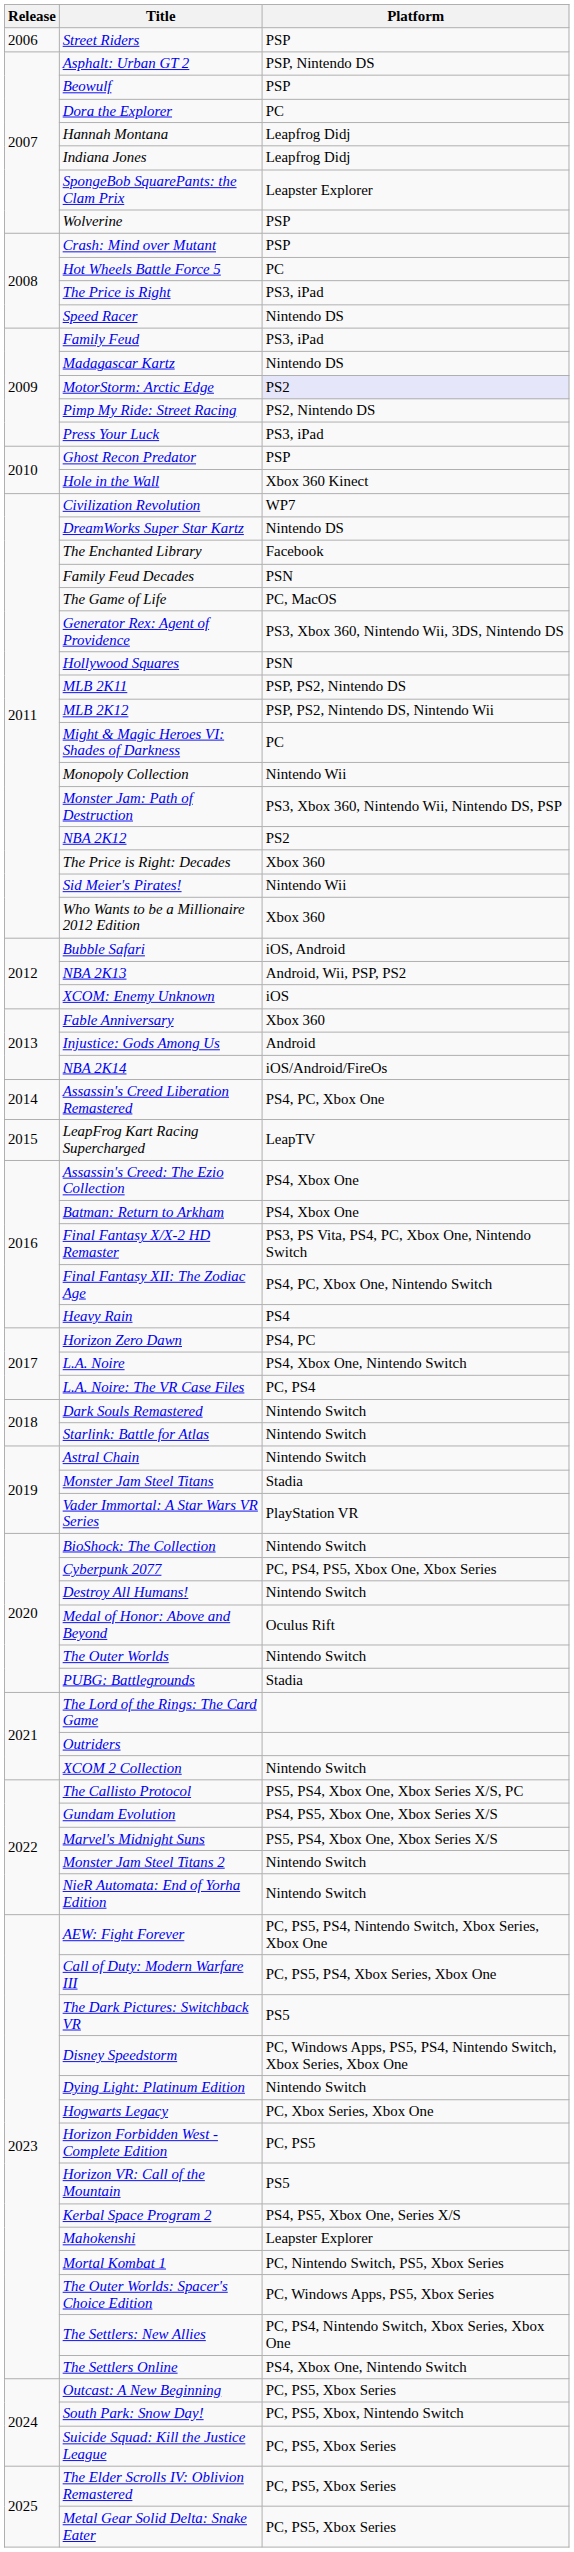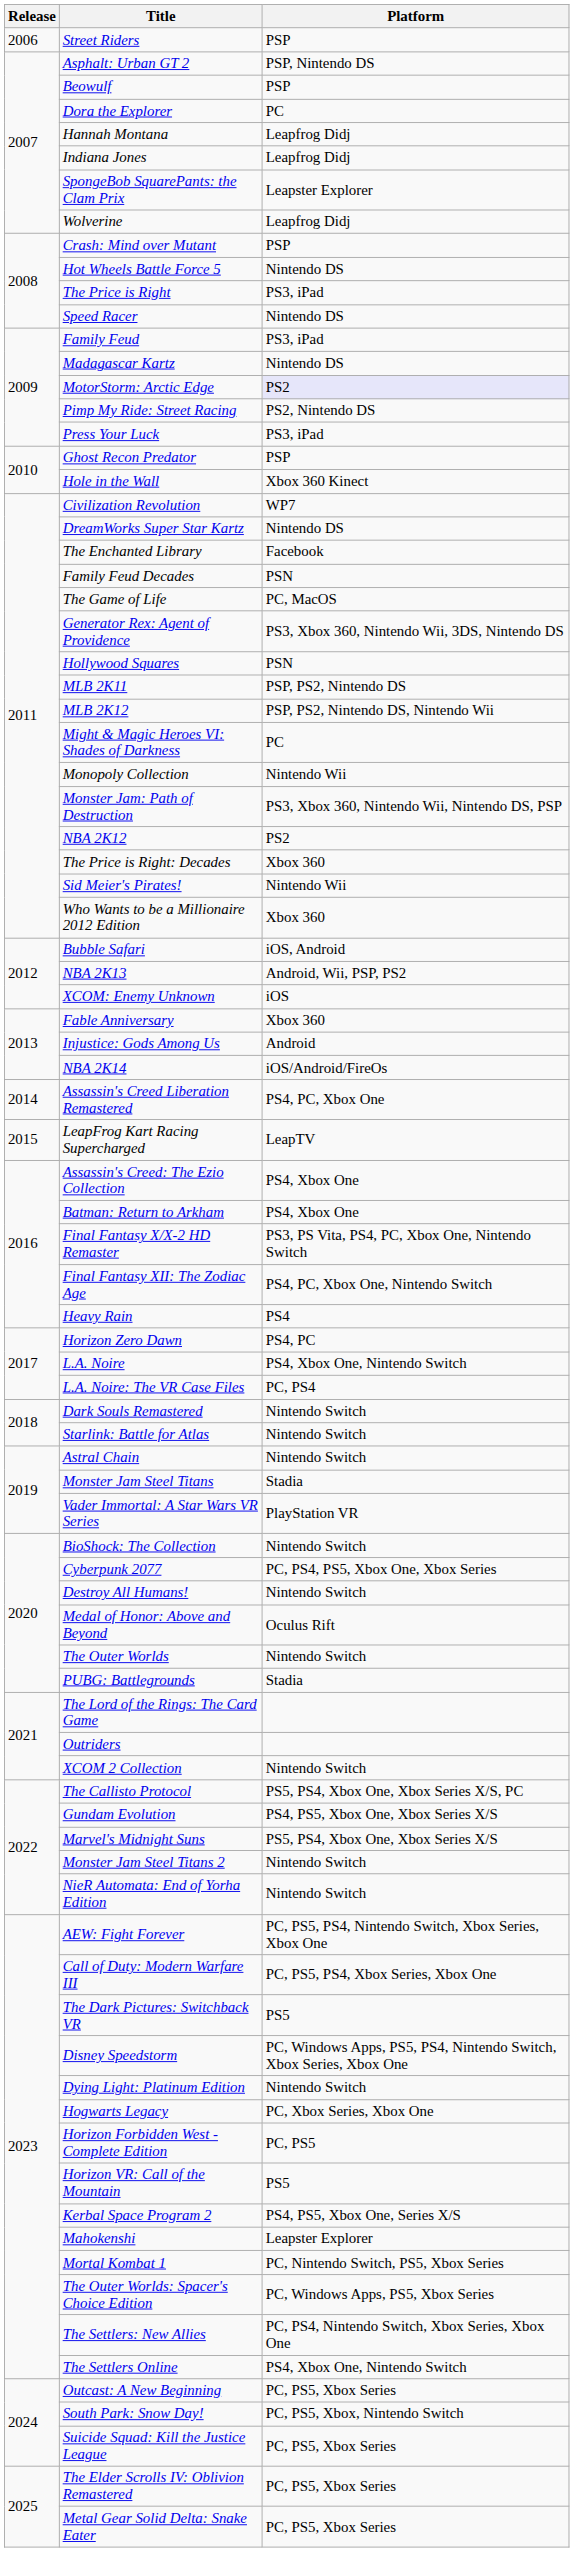(278, 221) PSP -> (308, 221) Leapfrog Didj
(275, 269) PC -> (305, 269) Nintendo DS
